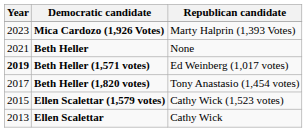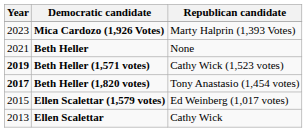(229, 65) Ed Weinberg (1,017 votes) -> (227, 65) Cathy Wick (1,523 votes)
(18, 83) normal -> (18, 83) bold
(227, 100) Cathy Wick (1,523 votes) -> (229, 100) Ed Weinberg (1,017 votes)
